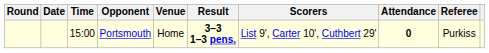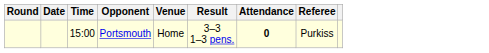- column: (309, 12)
(213, 34) bold -> (212, 34) normal
